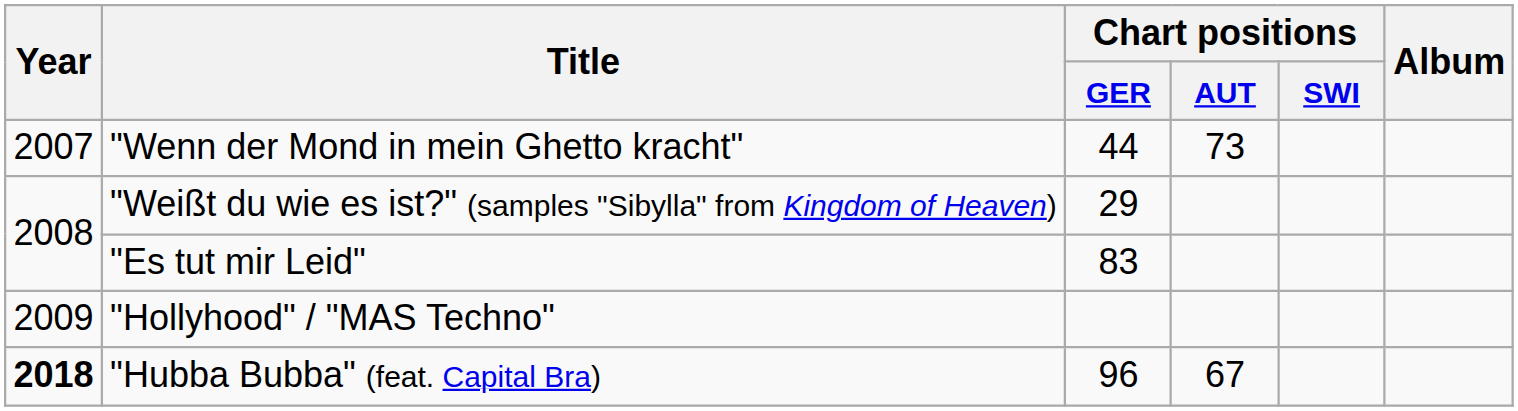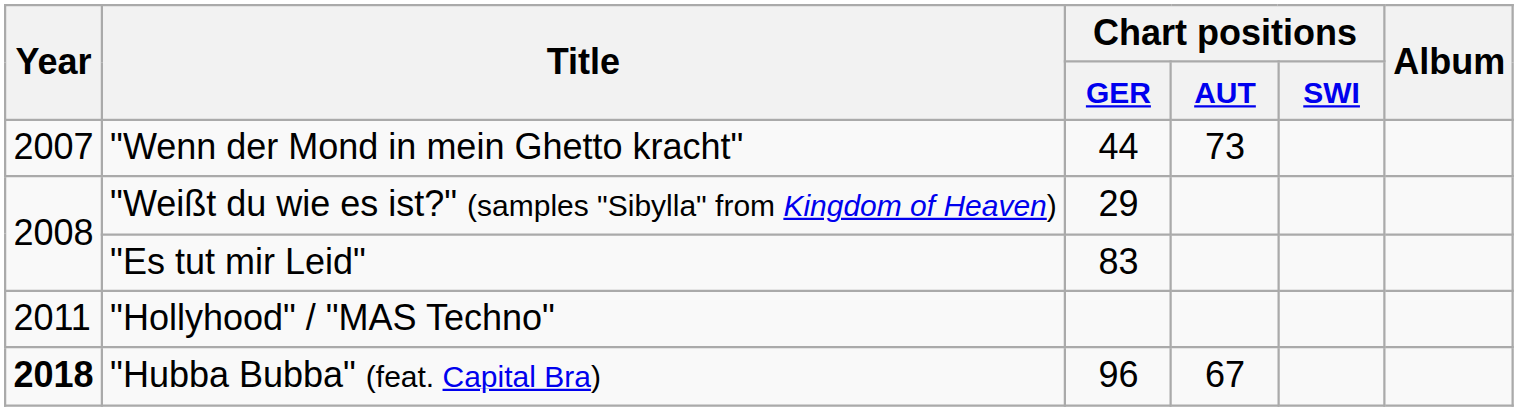(53, 318) 2009 -> (52, 318) 2011
